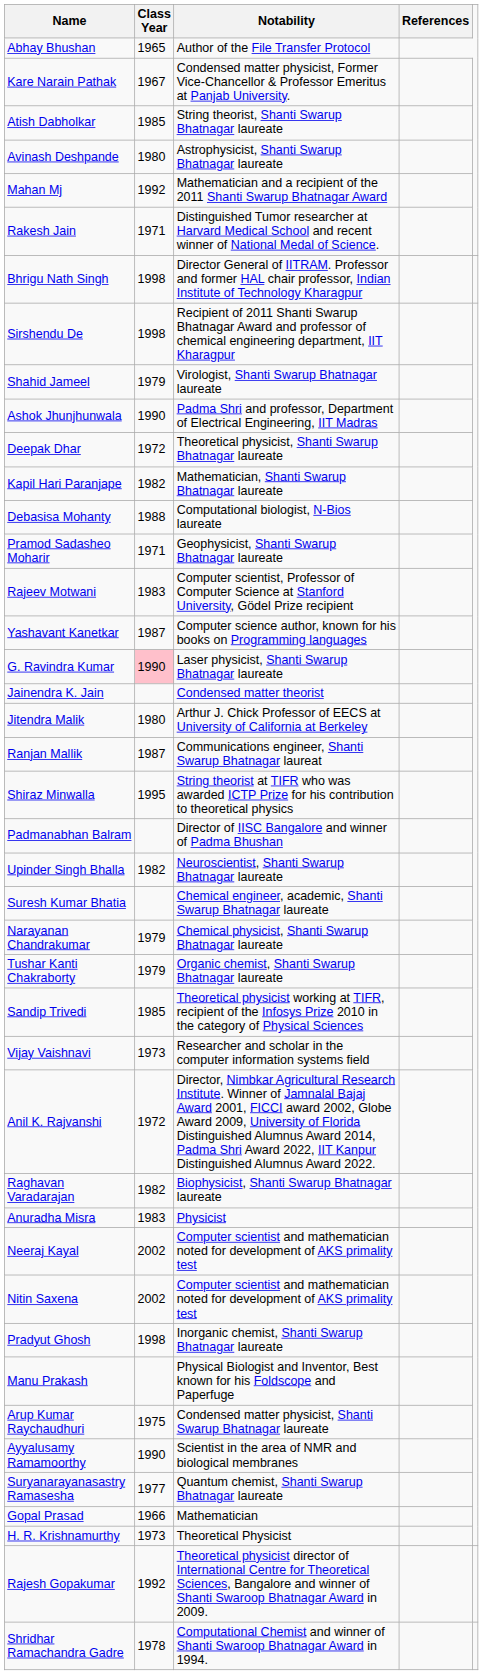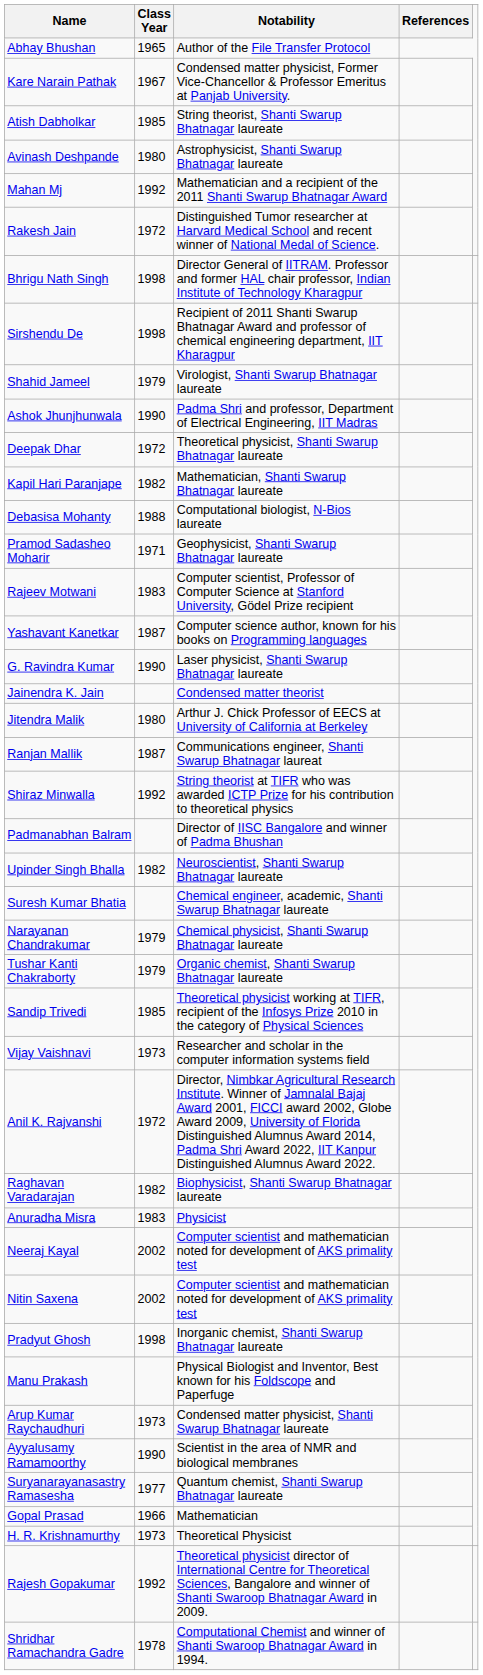(151, 231) 1971 -> (151, 231) 1972
(151, 666) pink background -> (151, 666) no background
(151, 795) 1995 -> (151, 795) 1992
(151, 1421) 1975 -> (151, 1421) 1973
